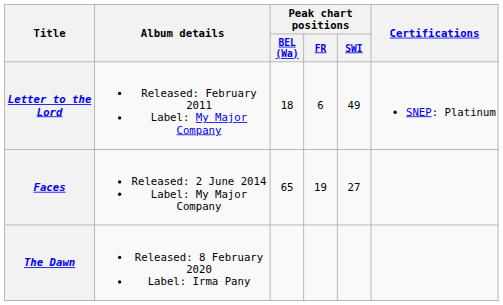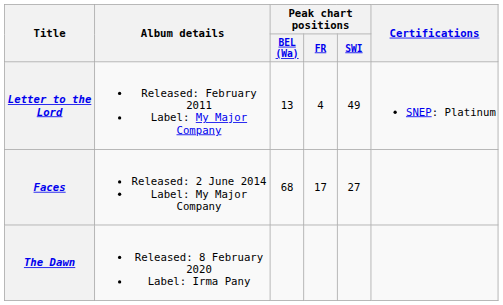(287, 106) 18 -> (287, 106) 13
(321, 106) 6 -> (321, 106) 4
(287, 187) 65 -> (287, 187) 68
(321, 187) 19 -> (321, 187) 17
